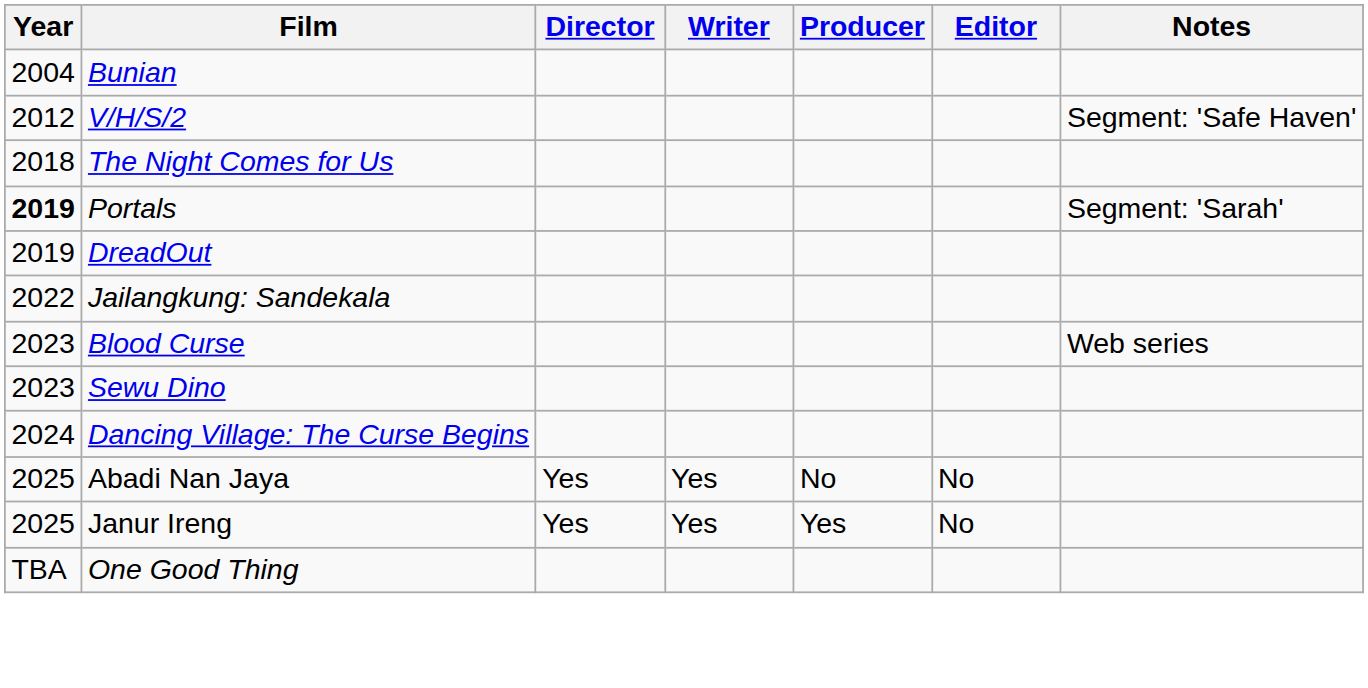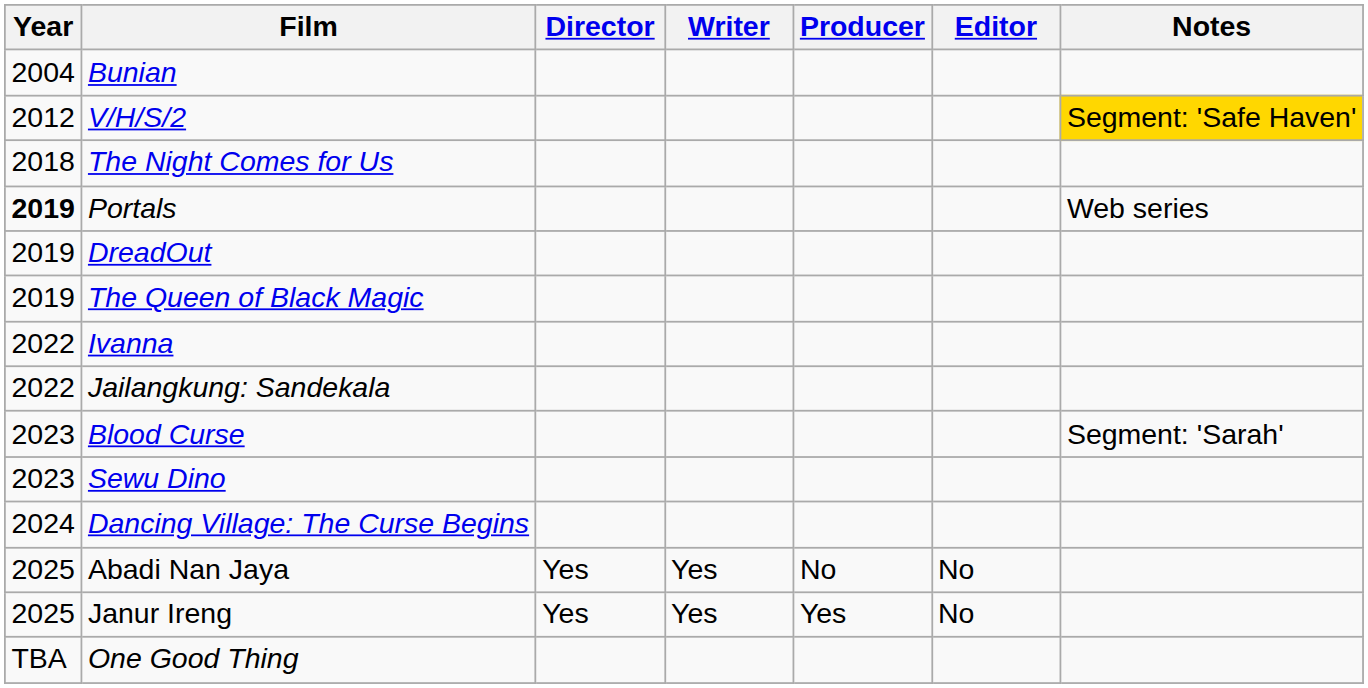(1212, 117) no background -> (1212, 117) gold background
(1175, 207) Segment: 'Sarah' -> (1138, 207) Web series
+ row: (256, 298)
+ row: (131, 343)
(1138, 343) Web series -> (1175, 433) Segment: 'Sarah'
